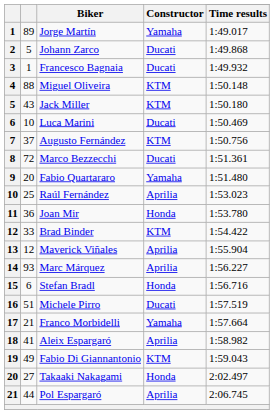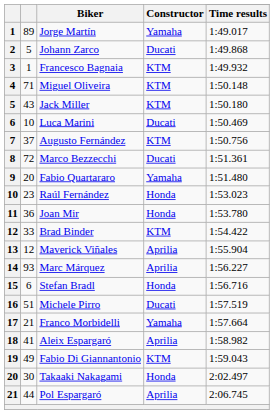(161, 67) Ducati -> (158, 67) KTM
(29, 85) 88 -> (29, 85) 71
(29, 194) 25 -> (29, 194) 23
(162, 194) Aprilia -> (161, 194) Honda
(29, 376) 27 -> (29, 376) 30
